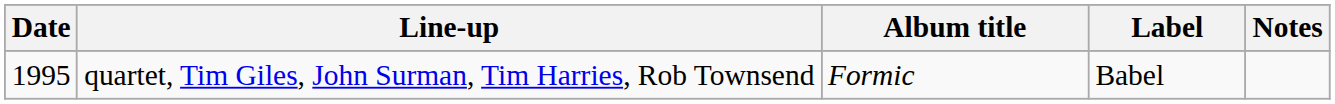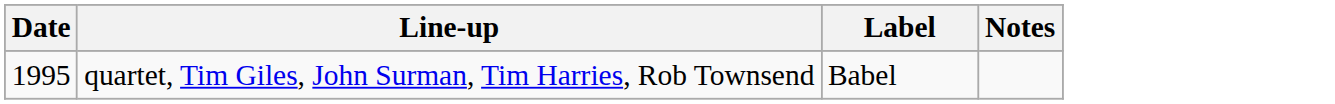- column: (955, 27)
